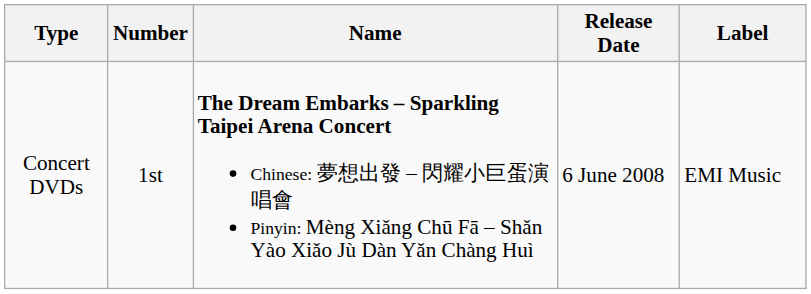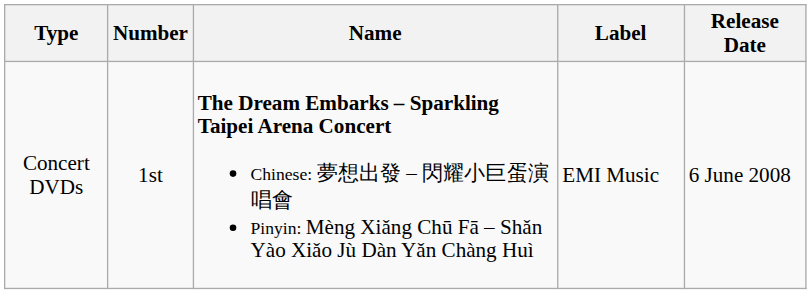columns swapped: (618, 33) <-> (743, 33)
